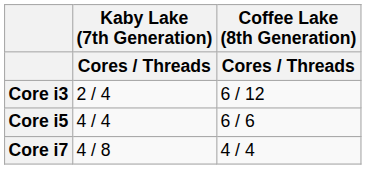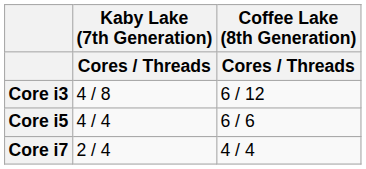(94, 94) 2 / 4 -> (94, 94) 4 / 8
(94, 149) 4 / 8 -> (94, 149) 2 / 4
